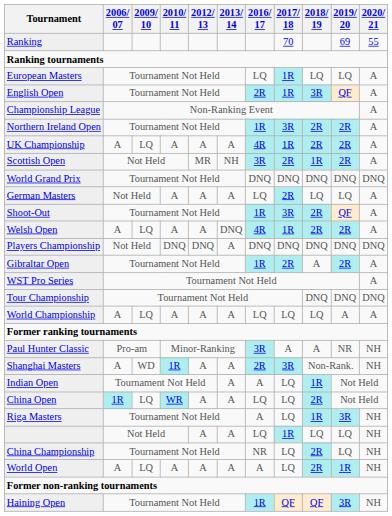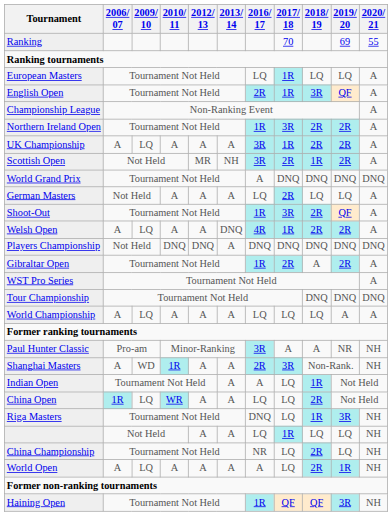(260, 144) 4R -> (260, 144) 3R
(260, 178) DNQ -> (260, 178) A
(260, 416) A -> (260, 416) DNQ
